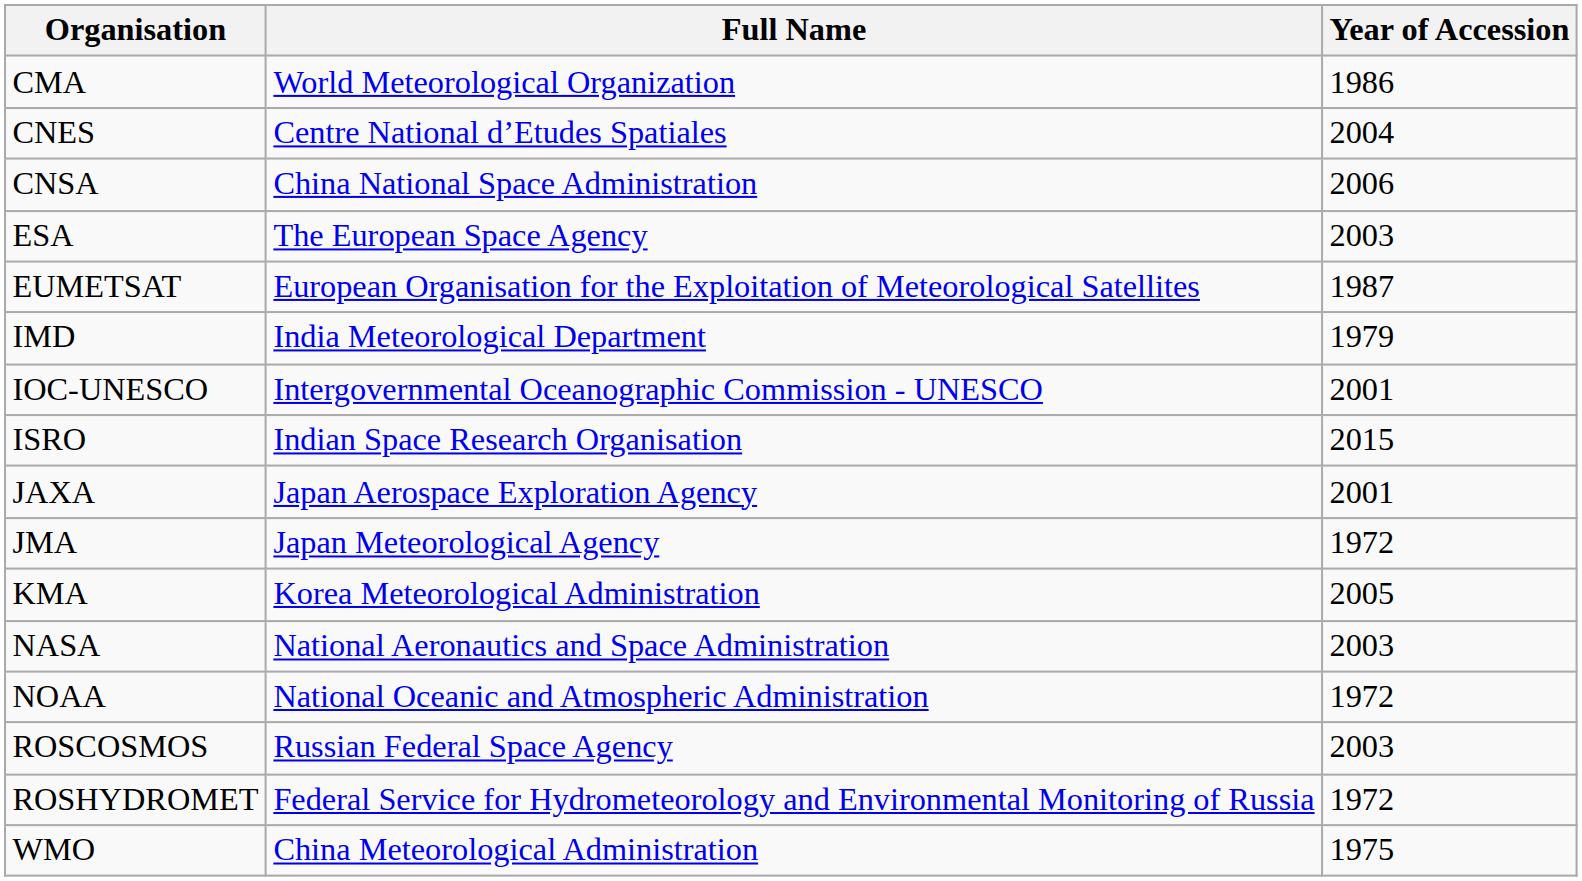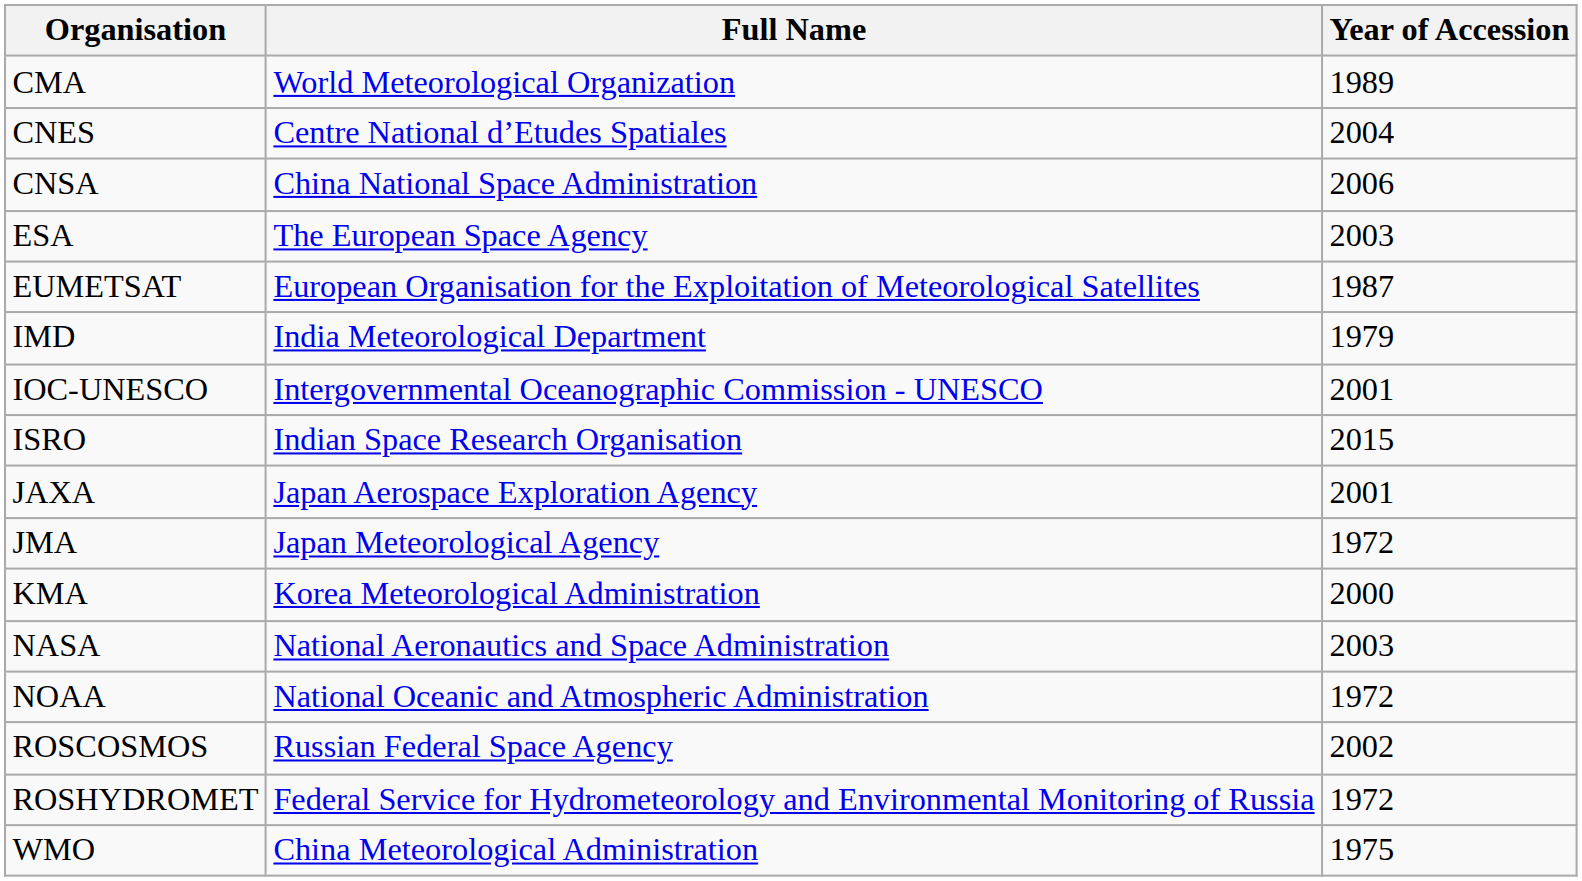(1362, 81) 1986 -> (1362, 81) 1989
(1362, 593) 2005 -> (1362, 593) 2000
(1362, 747) 2003 -> (1362, 747) 2002
